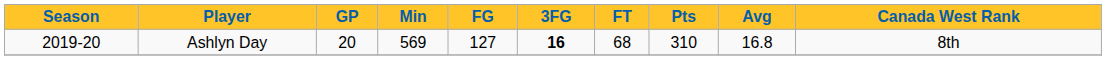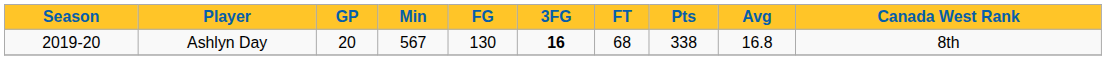(413, 42) 569 -> (413, 42) 567
(483, 42) 127 -> (483, 42) 130
(684, 42) 310 -> (684, 42) 338
